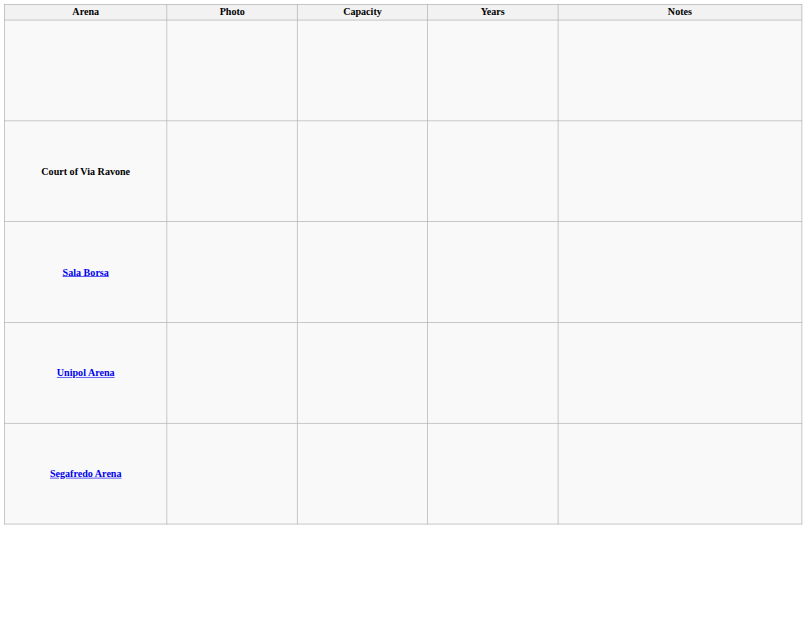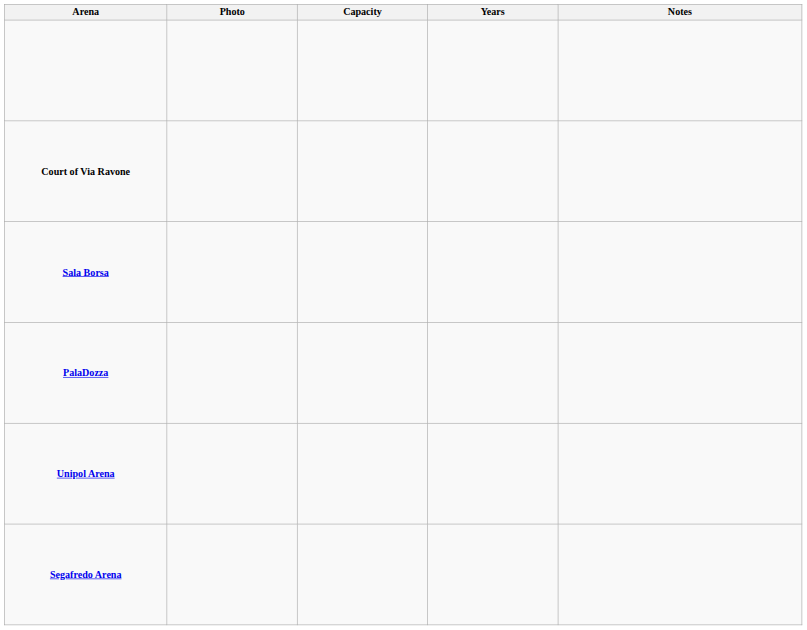+ row: (86, 373)
